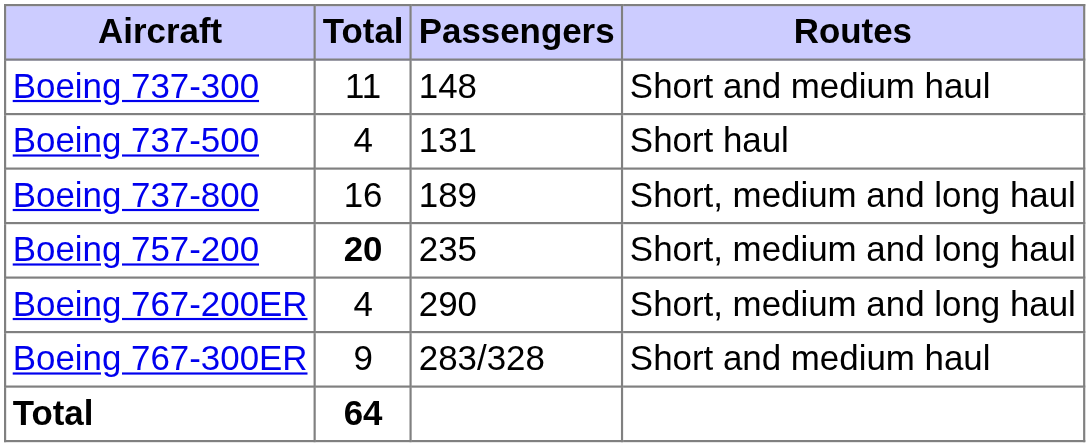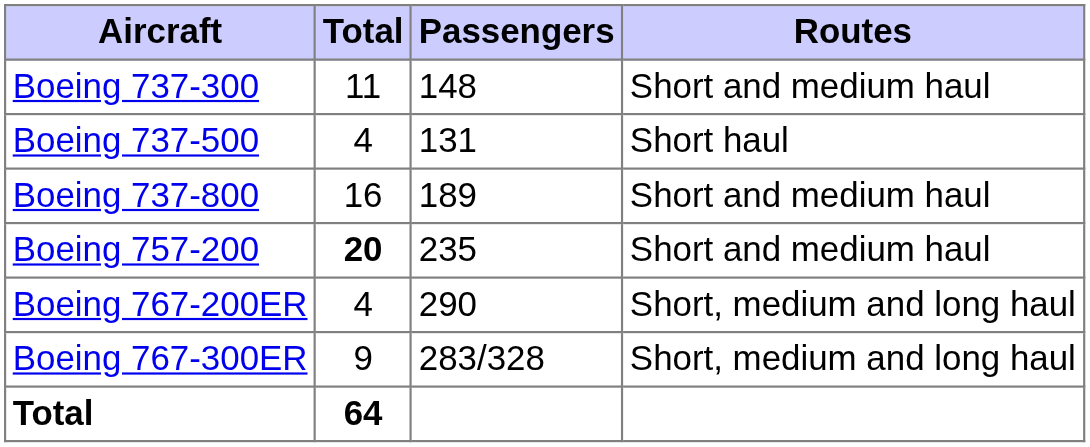(853, 195) Short, medium and long haul -> (810, 195) Short and medium haul
(853, 249) Short, medium and long haul -> (810, 249) Short and medium haul
(810, 358) Short and medium haul -> (853, 358) Short, medium and long haul
